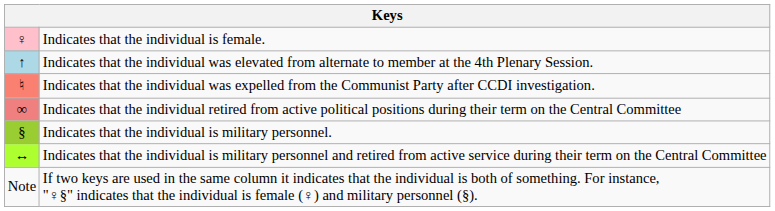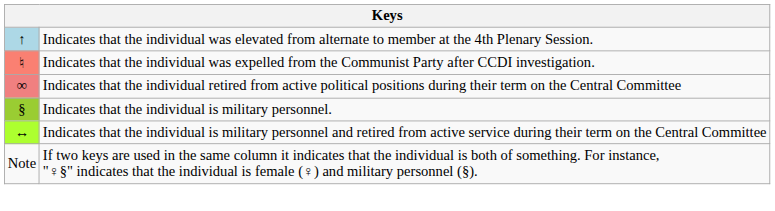- row: (154, 39)
